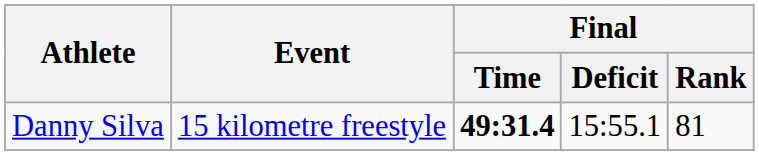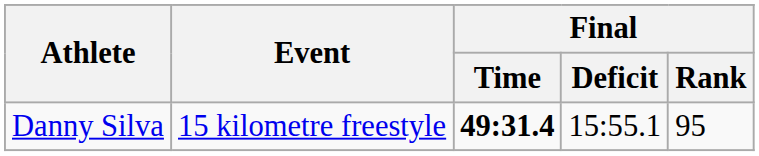(690, 125) 81 -> (690, 125) 95
